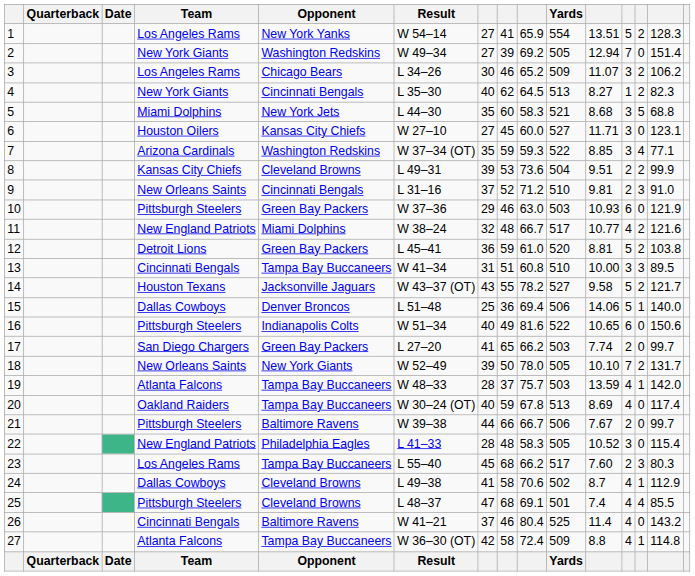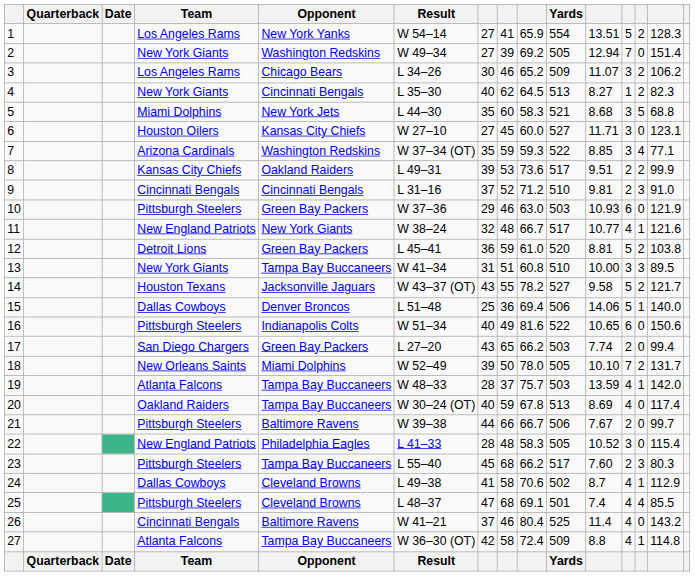(311, 170) Cleveland Browns -> (307, 170) Oakland Raiders
(560, 170) 504 -> (560, 170) 517
(192, 190) New Orleans Saints -> (188, 190) Cincinnati Bengals
(304, 229) Miami Dolphins -> (307, 229) New York Giants
(641, 229) 2 -> (641, 229) 1
(188, 268) Cincinnati Bengals -> (183, 268) New York Giants
(488, 346) 41 -> (488, 346) 43
(662, 346) 99.7 -> (662, 346) 99.4
(307, 365) New York Giants -> (304, 365) Miami Dolphins
(189, 463) Los Angeles Rams -> (189, 463) Pittsburgh Steelers
